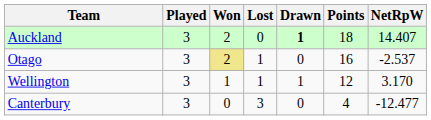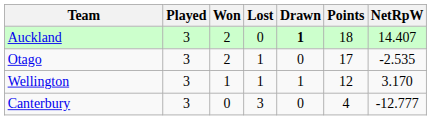(227, 59) khaki background -> (227, 59) no background
(346, 59) 16 -> (346, 59) 17
(397, 59) -2.537 -> (397, 59) -2.535
(397, 103) -12.477 -> (397, 103) -12.777
